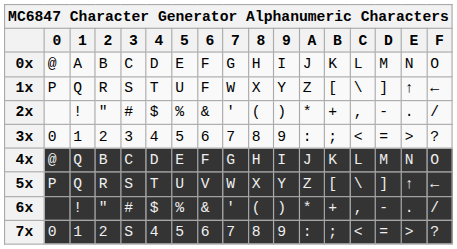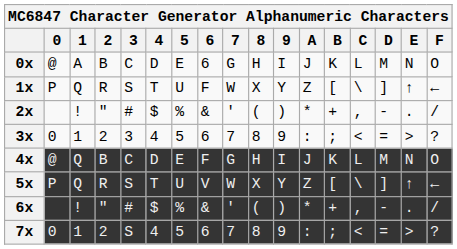(205, 64) F -> (205, 64) 6
